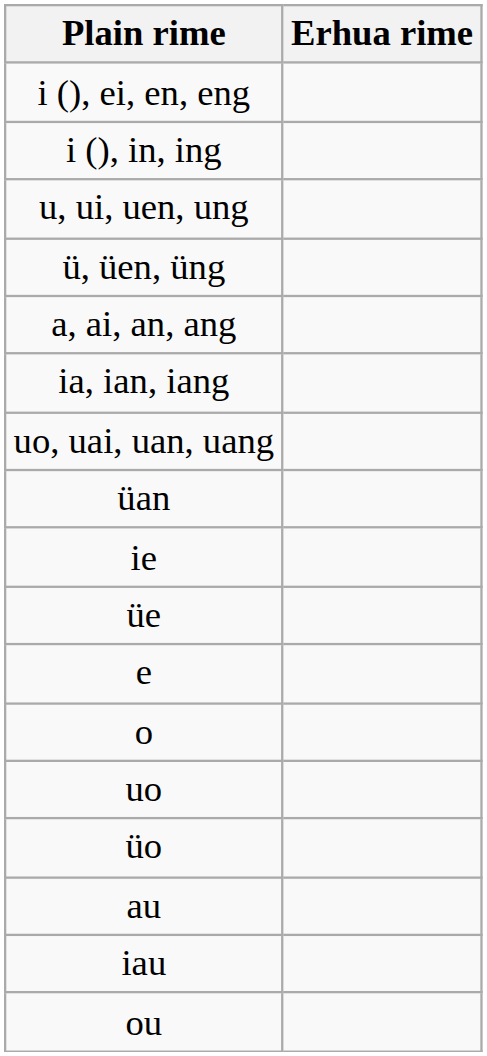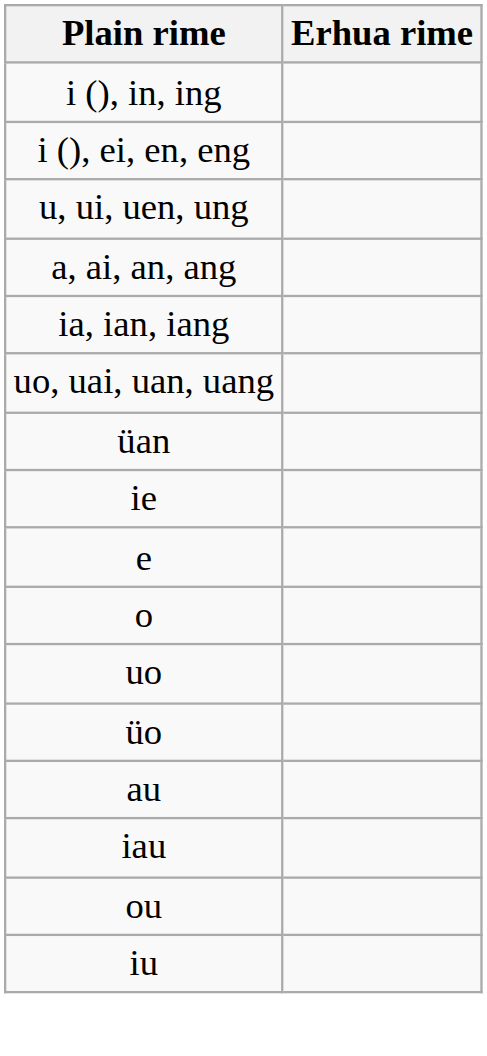rows swapped: (144, 91) <-> (144, 149)
- row: (144, 265)
- row: (144, 614)
+ row: (144, 963)
